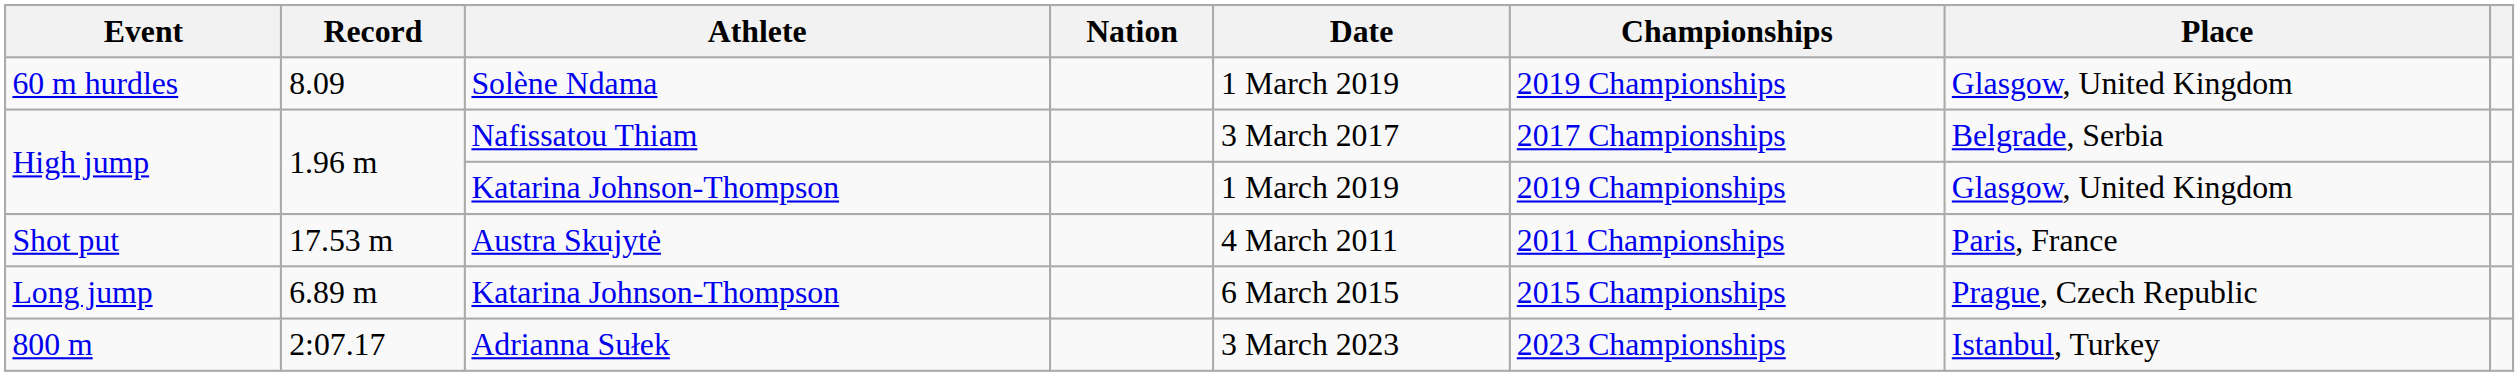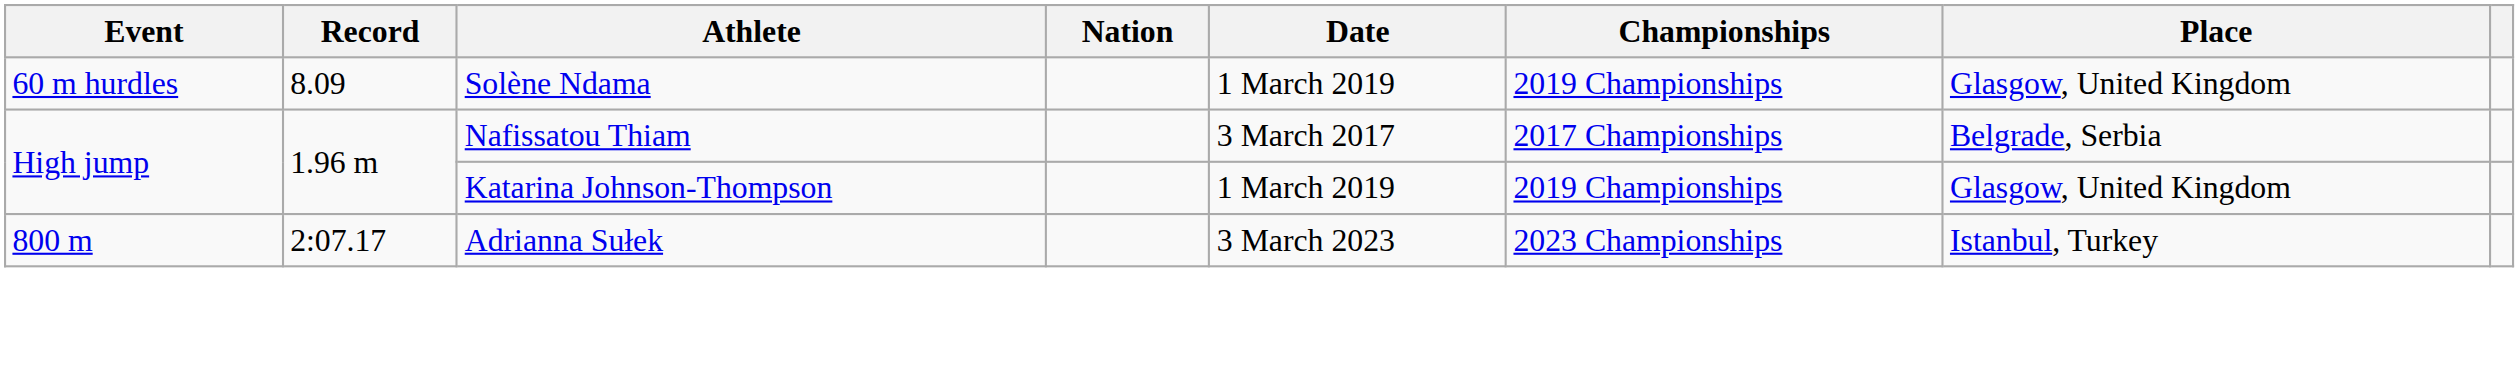- row: (66, 240)
- row: (83, 292)
